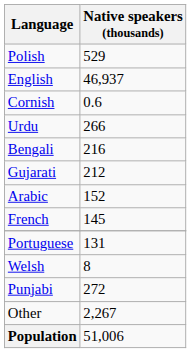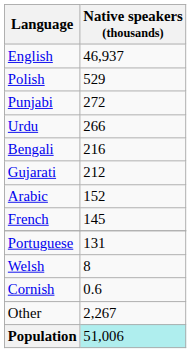rows swapped: (30, 79) <-> (26, 56)
rows swapped: (30, 289) <-> (31, 102)
(104, 336) no background -> (104, 336) paleturquoise background
